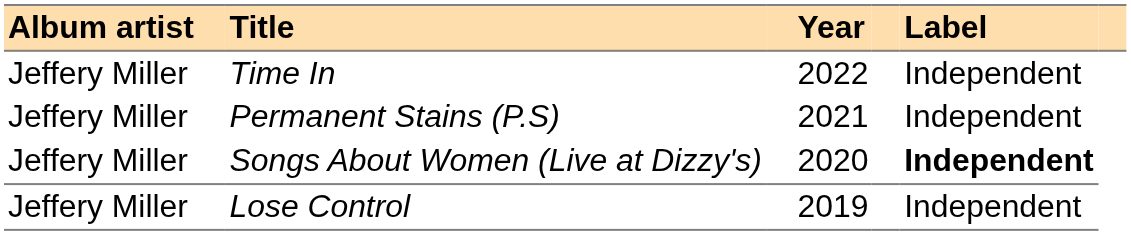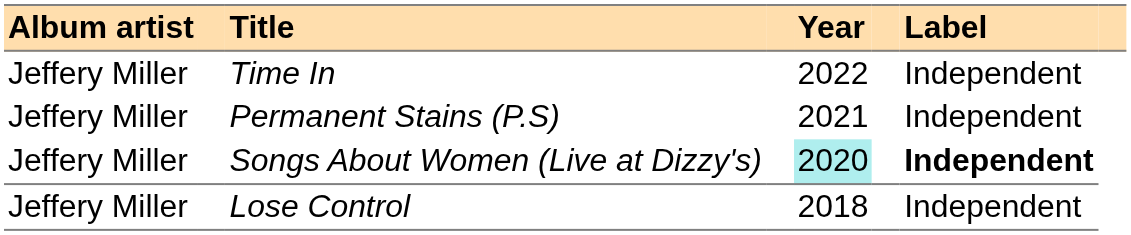(833, 160) no background -> (833, 160) paleturquoise background
(833, 206) 2019 -> (833, 206) 2018
